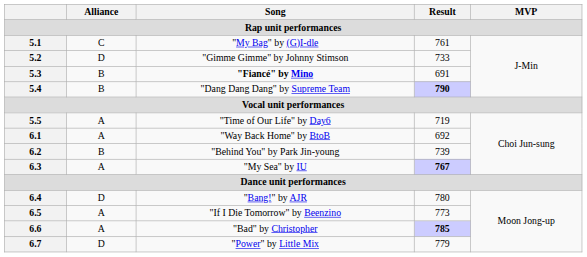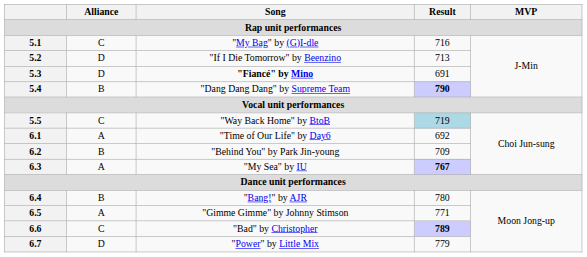(442, 43) 761 -> (442, 43) 716
(275, 58) "Gimme Gimme" by Johnny Stimson -> (275, 58) "If I Die Tomorrow" by Beenzino
(442, 58) 733 -> (442, 58) 713
(101, 74) B -> (101, 74) D
(101, 120) A -> (101, 120) C
(275, 120) "Time of Our Life" by Day6 -> (275, 120) "Way Back Home" by BtoB
(442, 120) no background -> (442, 120) lightblue background
(275, 136) "Way Back Home" by BtoB -> (275, 136) "Time of Our Life" by Day6
(442, 151) 739 -> (442, 151) 709
(101, 197) D -> (101, 197) B
(275, 213) "If I Die Tomorrow" by Beenzino -> (275, 213) "Gimme Gimme" by Johnny Stimson
(442, 213) 773 -> (442, 213) 771
(101, 228) A -> (101, 228) C
(442, 228) 785 -> (442, 228) 789
